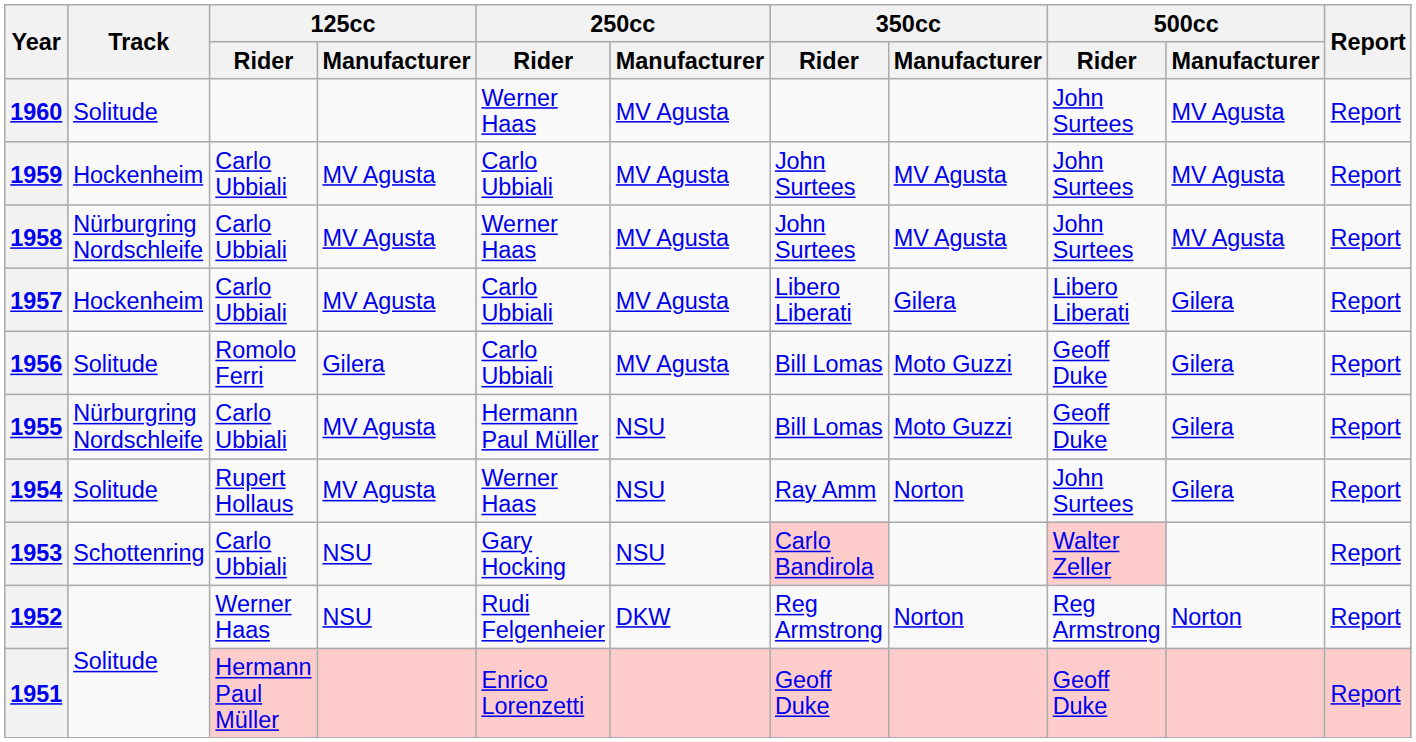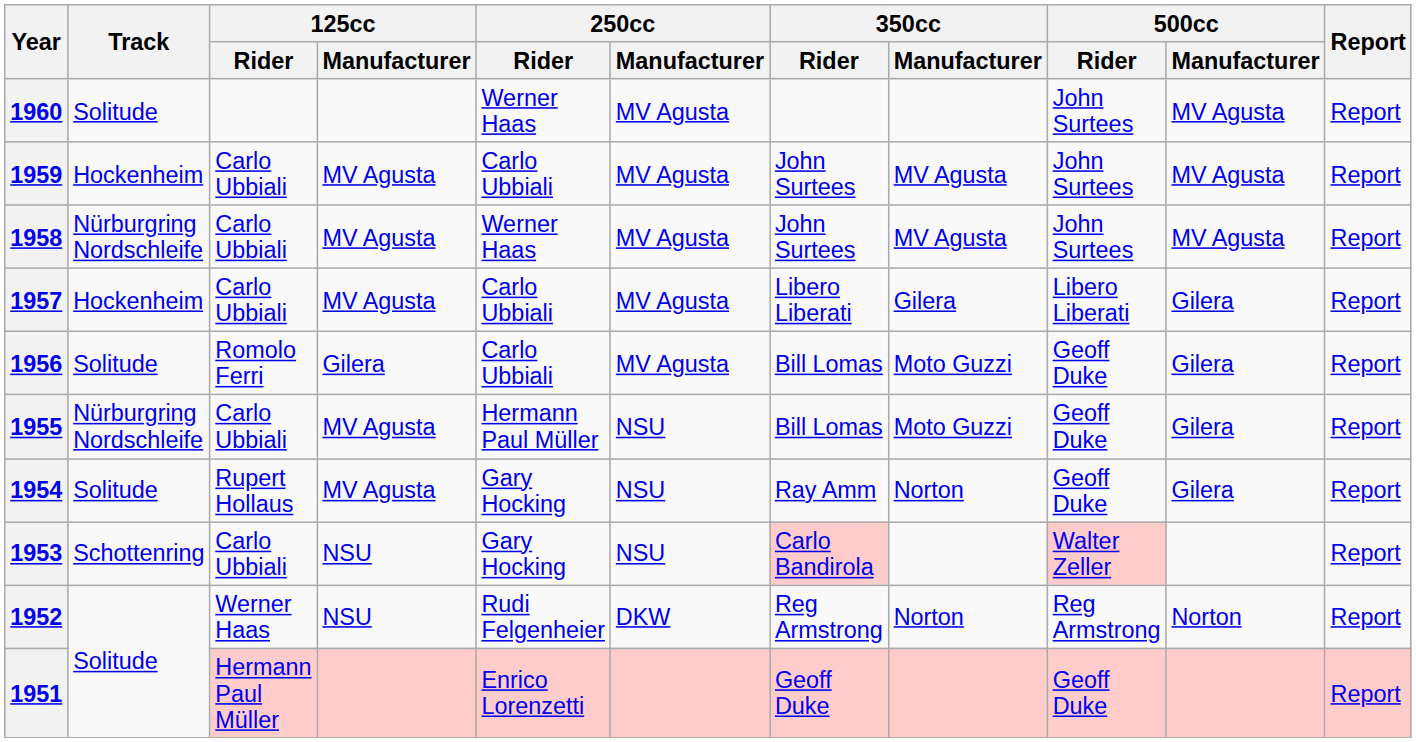(520, 490) Werner Haas -> (524, 490) Gary Hocking
(1093, 490) John Surtees -> (1081, 490) Geoff Duke
